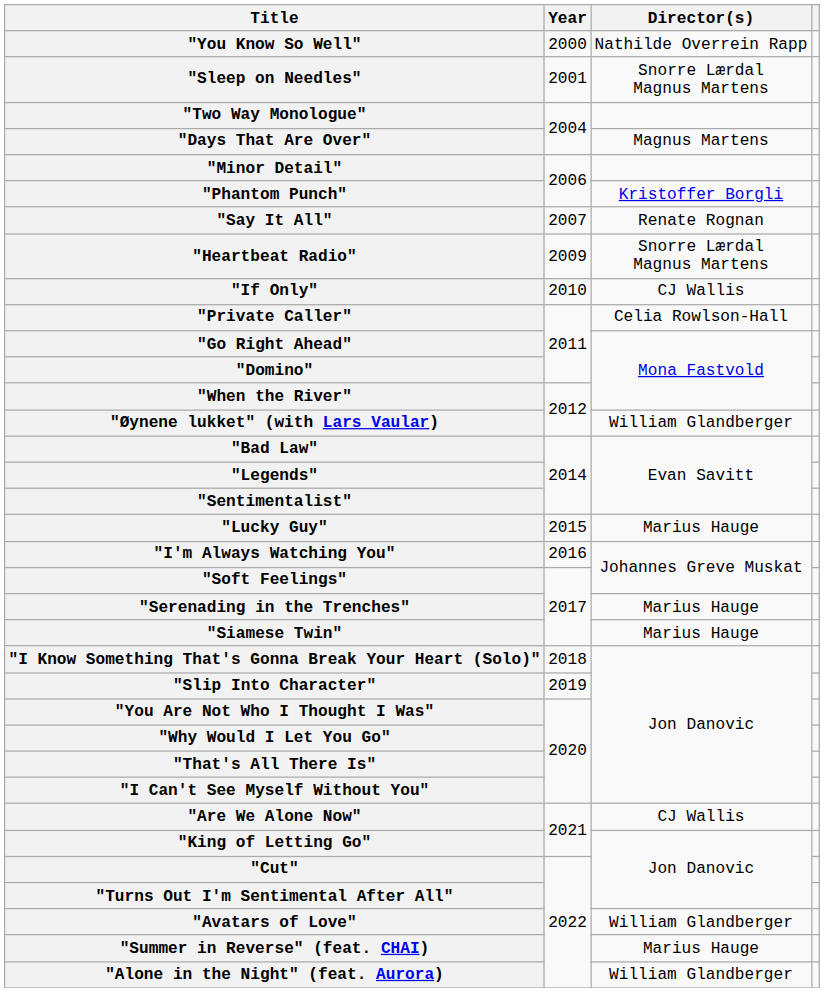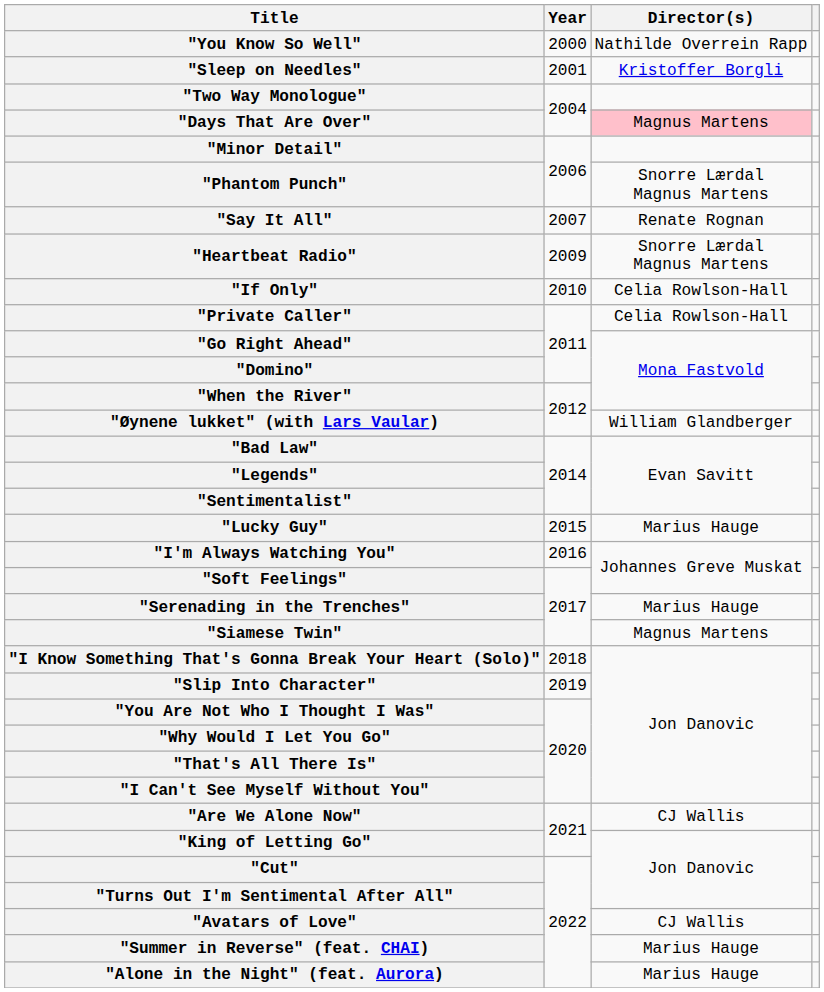(701, 80) Snorre Lærdal Magnus Martens -> (701, 70) Kristoffer Borgli
(701, 141) no background -> (701, 123) pink background
(701, 194) Kristoffer Borgli -> (701, 185) Snorre Lærdal Magnus Martens
(701, 291) CJ Wallis -> (701, 291) Celia Rowlson-Hall
(701, 633) Marius Hauge -> (701, 633) Magnus Martens
(701, 922) William Glandberger -> (701, 922) CJ Wallis
(701, 974) William Glandberger -> (701, 974) Marius Hauge
